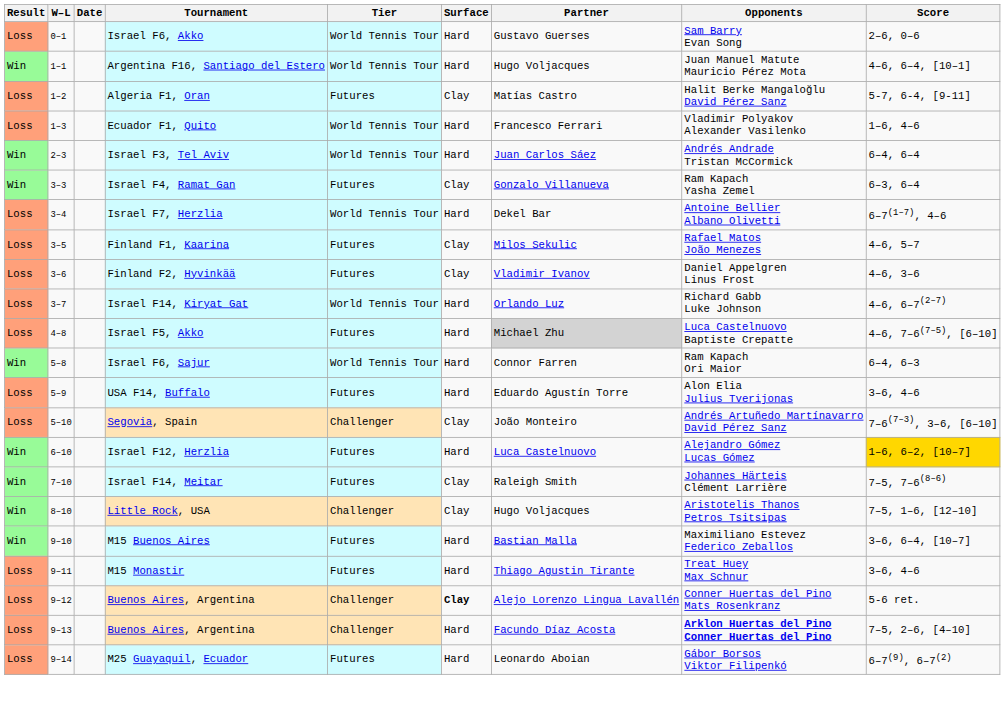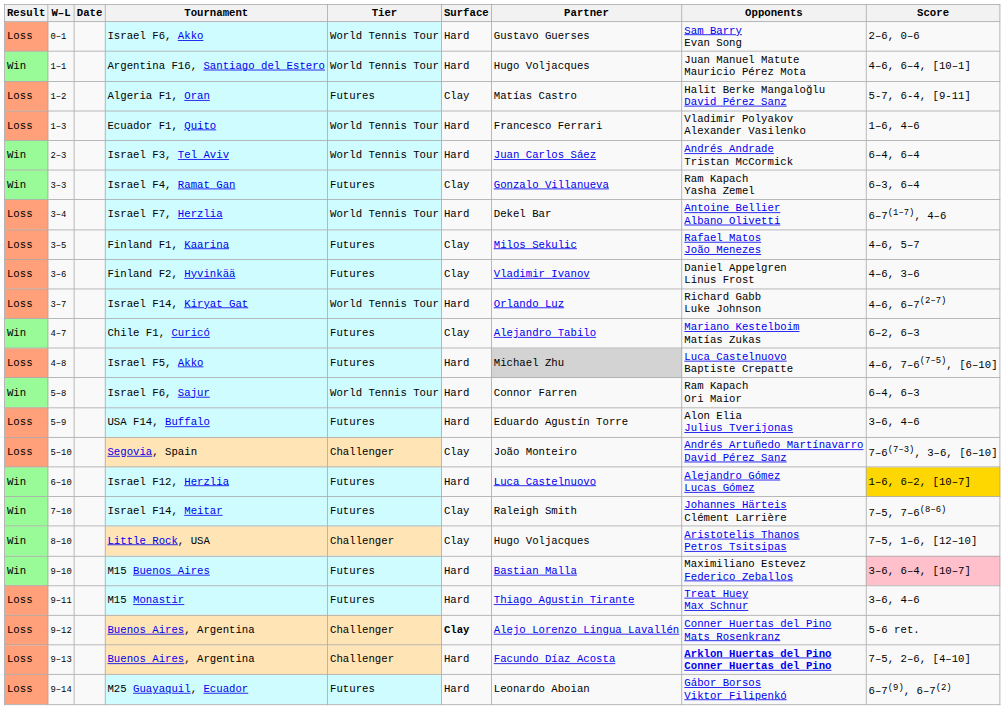+ row: (58, 334)
(920, 541) no background -> (920, 571) pink background
